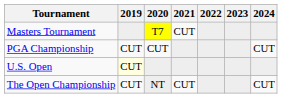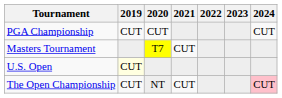rows swapped: (51, 31) <-> (50, 49)
(264, 84) no background -> (264, 84) pink background
